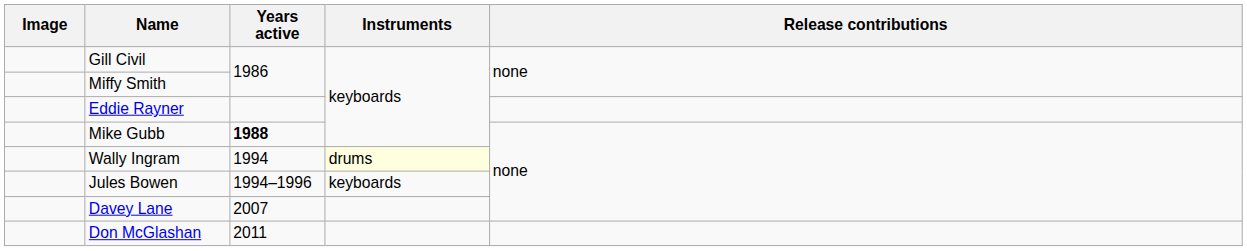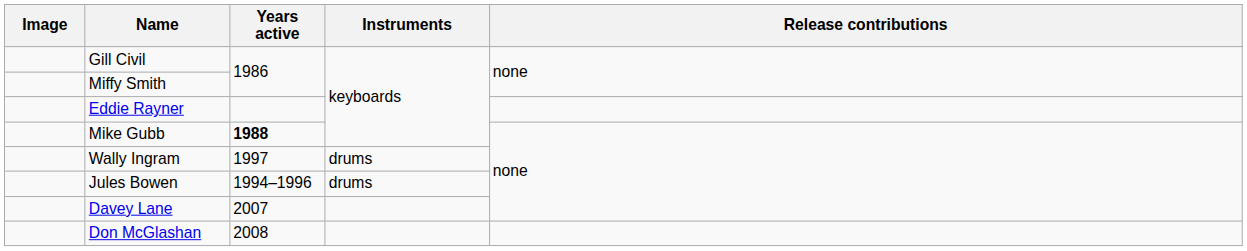(251, 158) 1994 -> (251, 158) 1997
(350, 158) lightyellow background -> (350, 158) no background
(365, 183) keyboards -> (350, 183) drums
(250, 233) 2011 -> (251, 233) 2008
